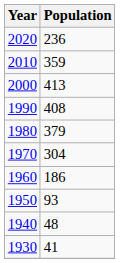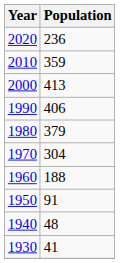(55, 108) 408 -> (55, 108) 406
(55, 177) 186 -> (55, 177) 188
(51, 200) 93 -> (51, 200) 91
